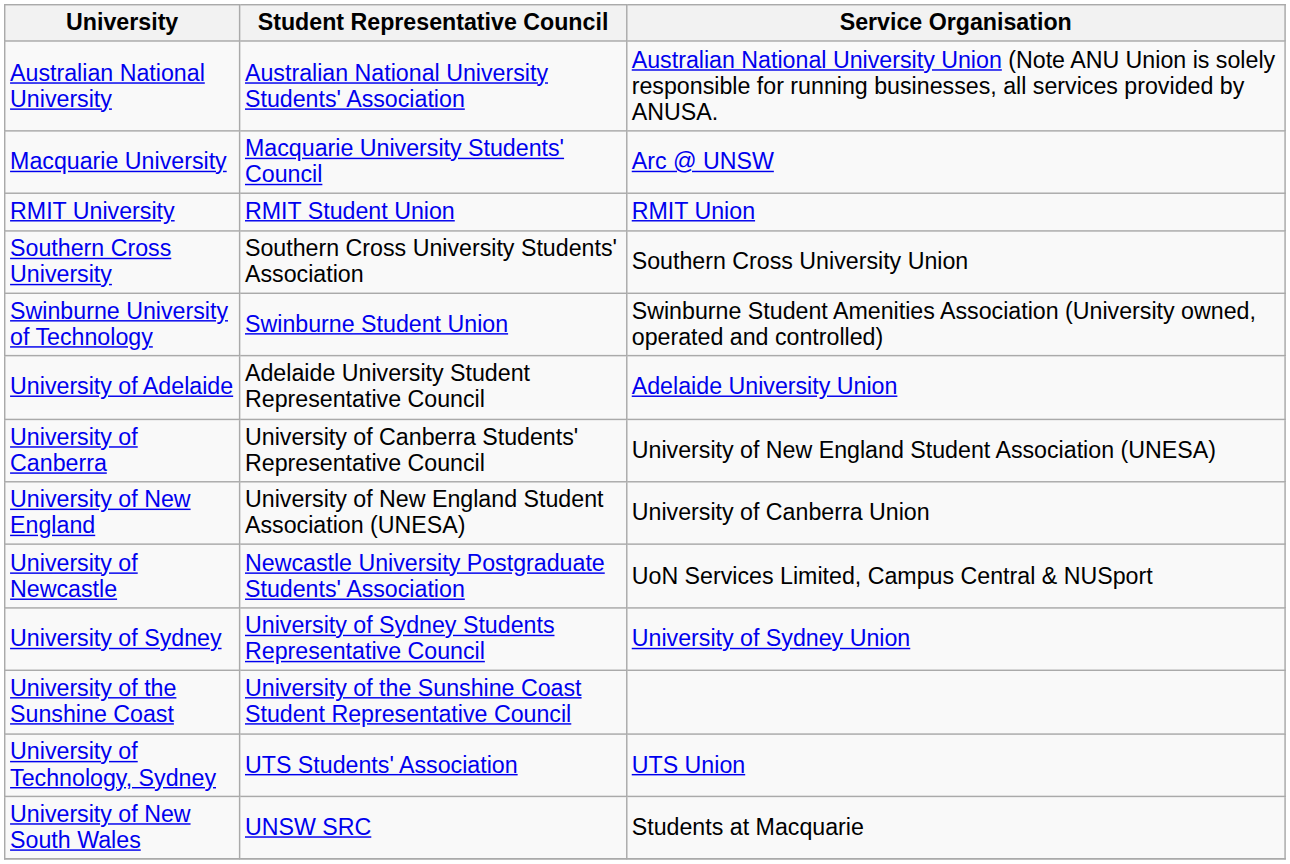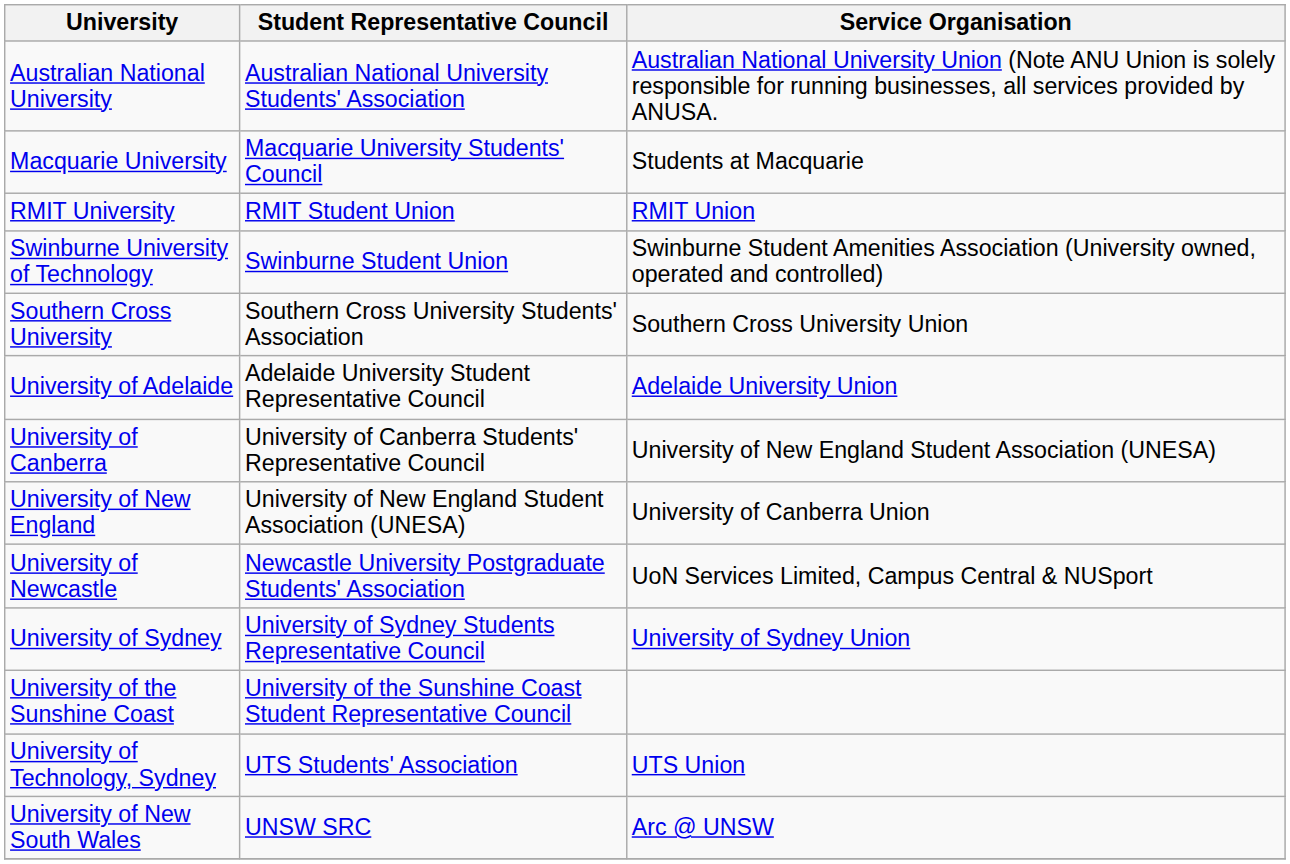(703, 161) Arc @ UNSW -> (748, 161) Students at Macquarie
rows swapped: (91, 261) <-> (119, 324)
(748, 827) Students at Macquarie -> (703, 827) Arc @ UNSW
